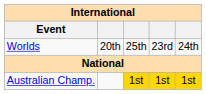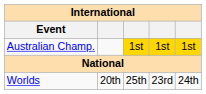rows swapped: (23, 47) <-> (51, 81)
